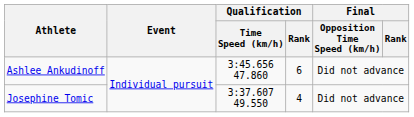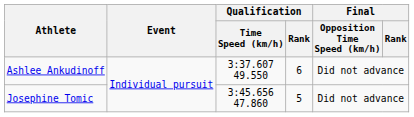(251, 70) 3:45.656 47.860 -> (251, 70) 3:37.607 49.550
(251, 98) 3:37.607 49.550 -> (251, 98) 3:45.656 47.860
(299, 98) 4 -> (299, 98) 5
